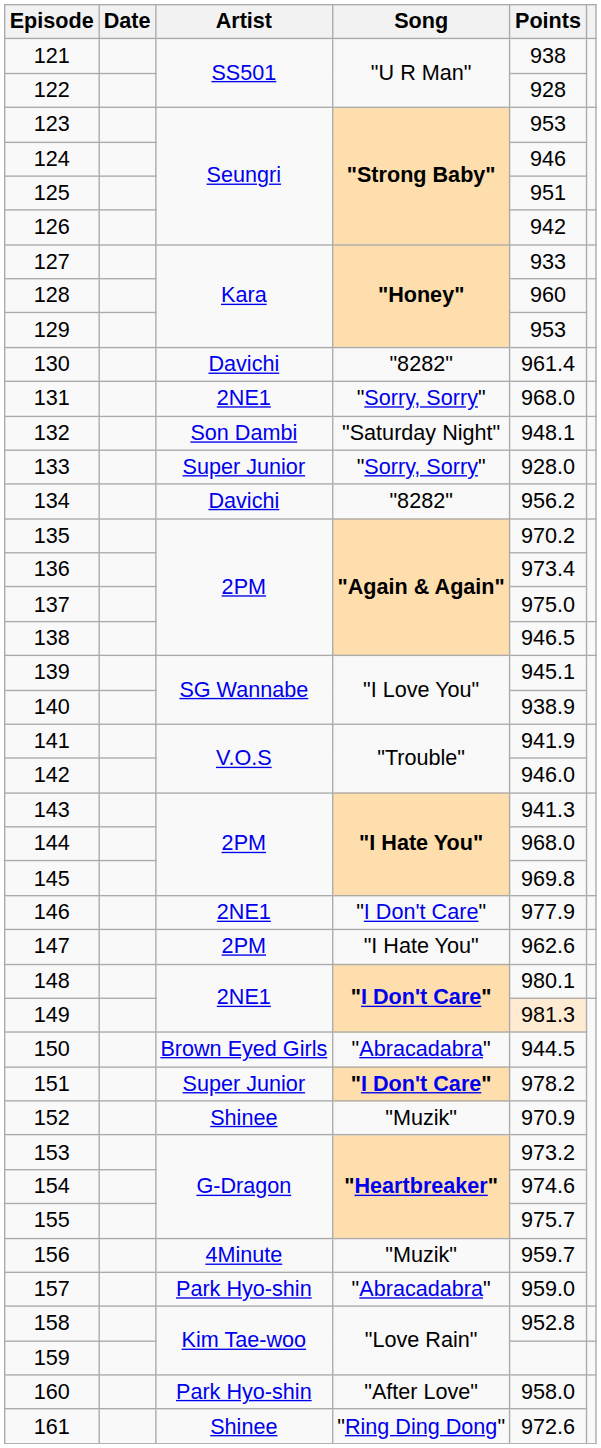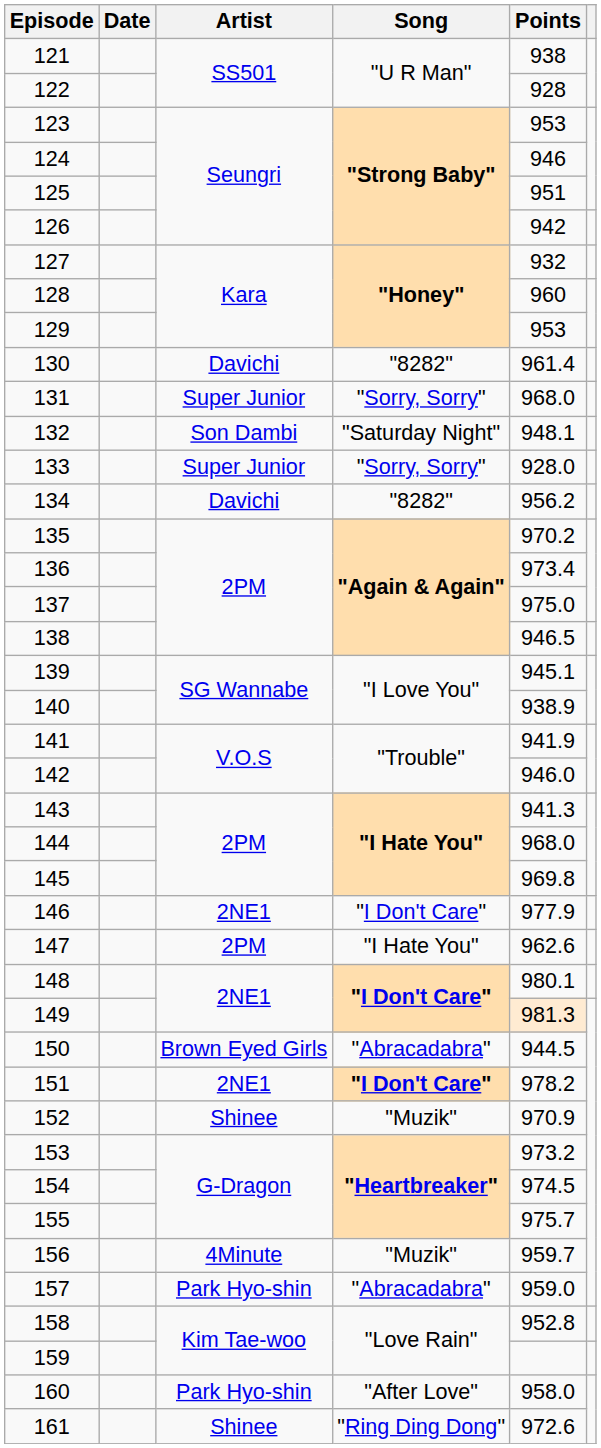(548, 261) 933 -> (548, 261) 932
(244, 398) 2NE1 -> (244, 398) Super Junior
(244, 1083) Super Junior -> (244, 1083) 2NE1
(548, 1186) 974.6 -> (548, 1186) 974.5
